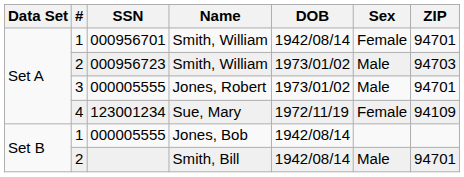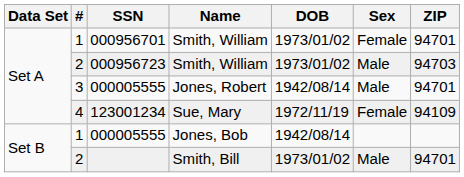(312, 40) 1942/08/14 -> (312, 40) 1973/01/02
(312, 87) 1973/01/02 -> (312, 87) 1942/08/14
(312, 159) 1942/08/14 -> (312, 159) 1973/01/02
